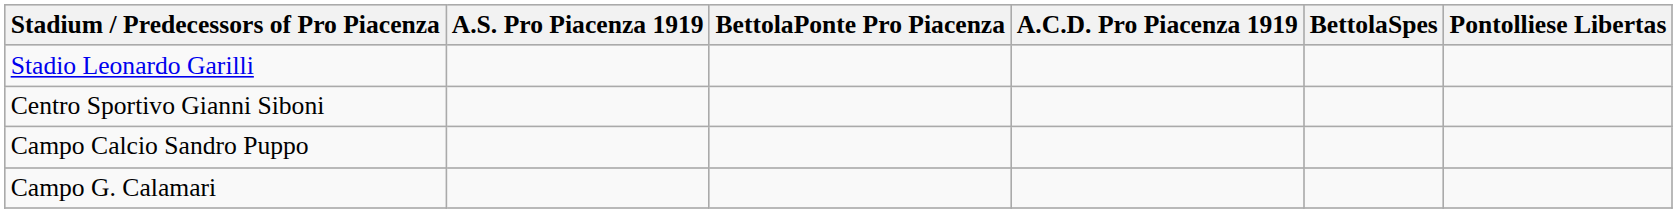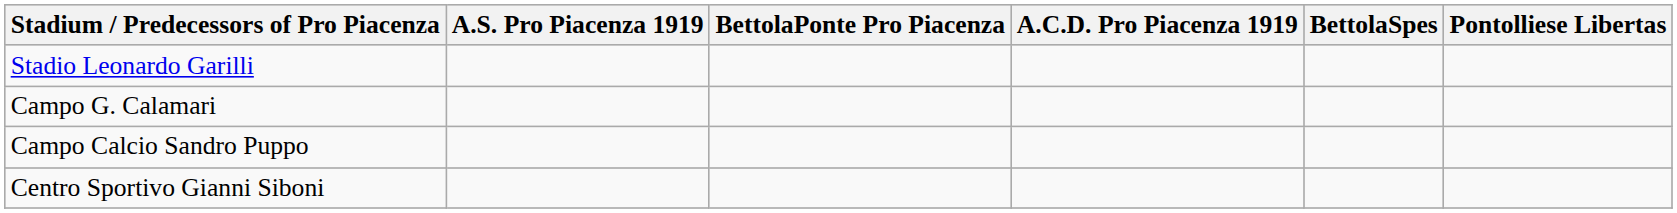rows swapped: (168, 106) <-> (113, 187)
